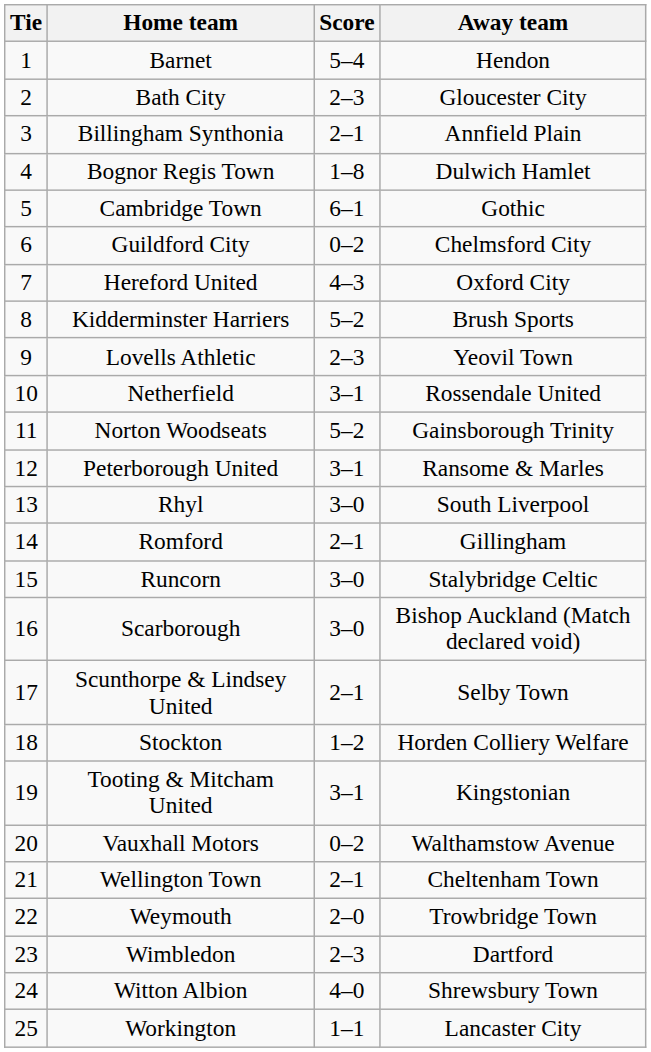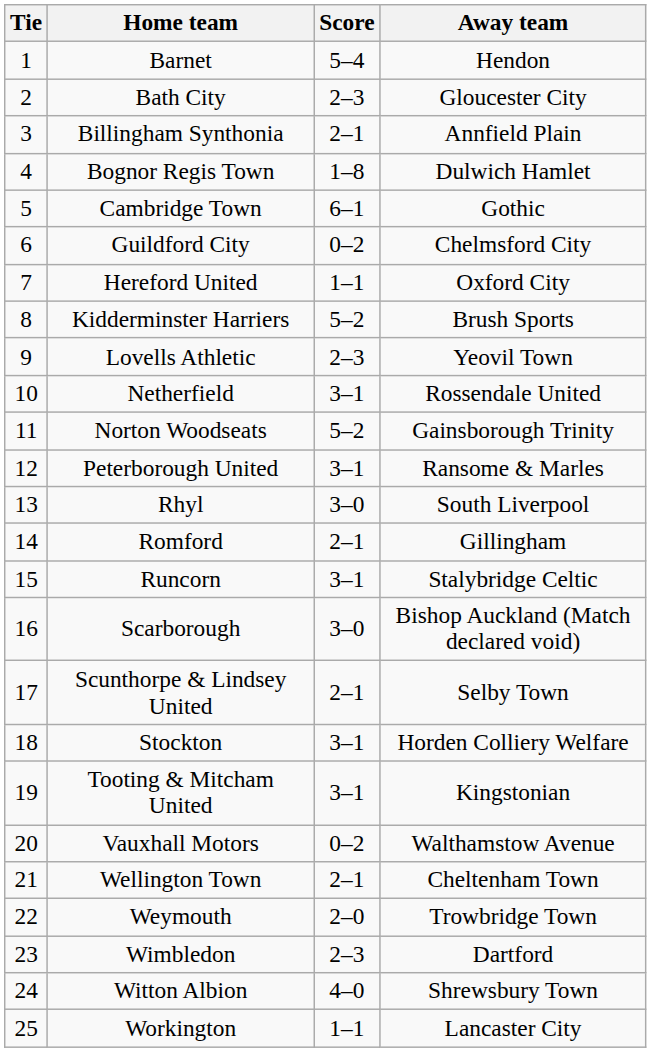(347, 282) 4–3 -> (347, 282) 1–1
(347, 578) 3–0 -> (347, 578) 3–1
(347, 742) 1–2 -> (347, 742) 3–1
